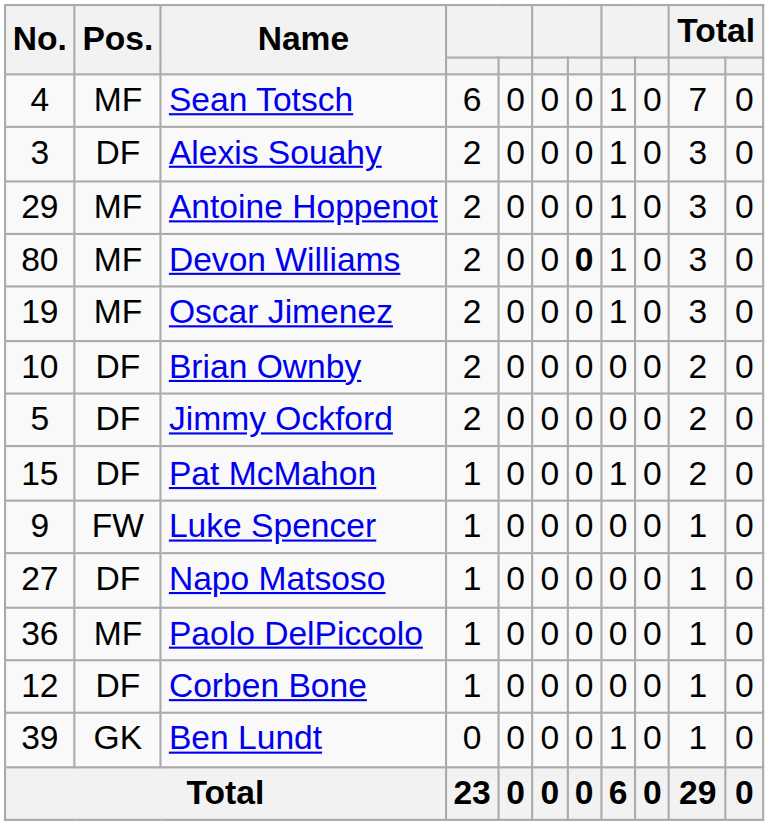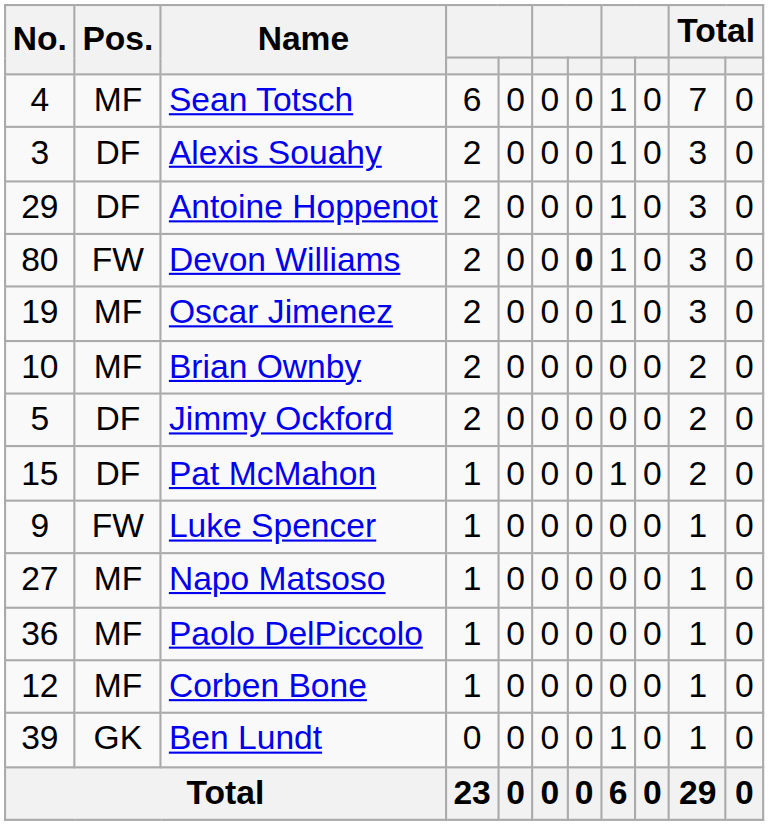(118, 206) MF -> (118, 206) DF
(118, 259) MF -> (118, 259) FW
(118, 366) DF -> (118, 366) MF
(118, 579) DF -> (118, 579) MF
(118, 686) DF -> (118, 686) MF
